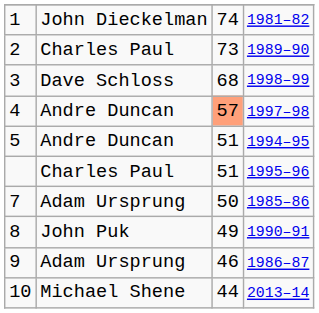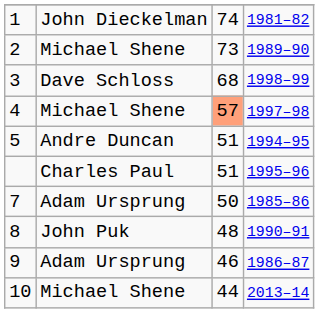(107, 50) Charles Paul -> (113, 50) Michael Shene
(107, 111) Andre Duncan -> (113, 111) Michael Shene
(228, 232) 49 -> (228, 232) 48
